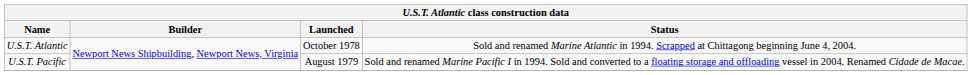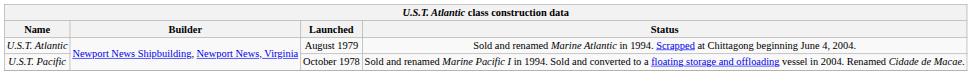(331, 45) October 1978 -> (331, 45) August 1979
(331, 62) August 1979 -> (331, 62) October 1978
